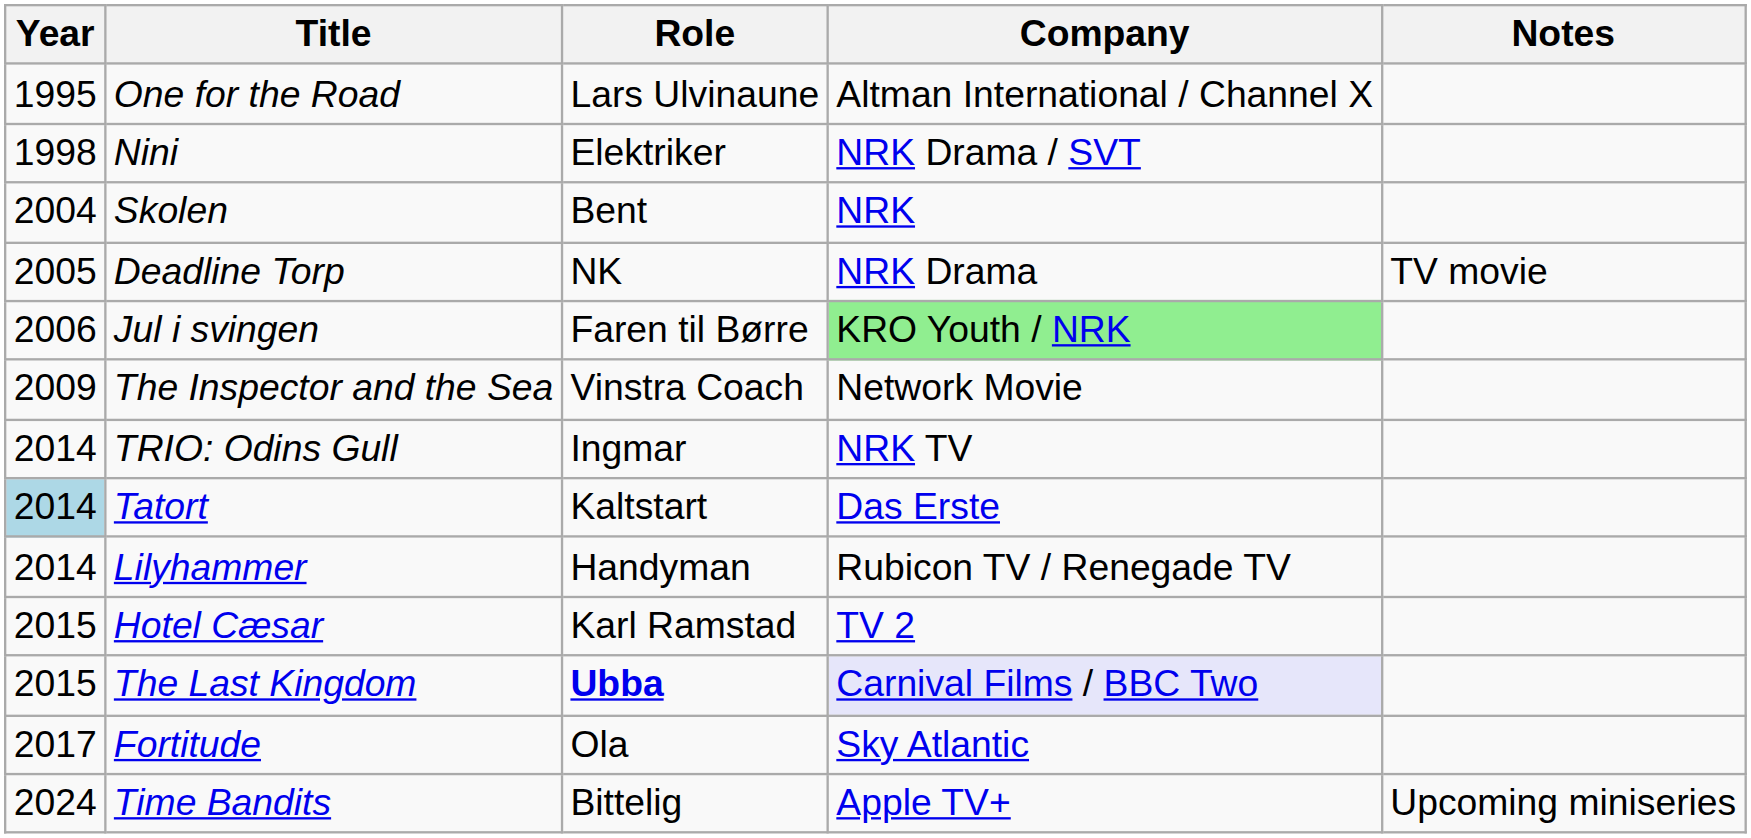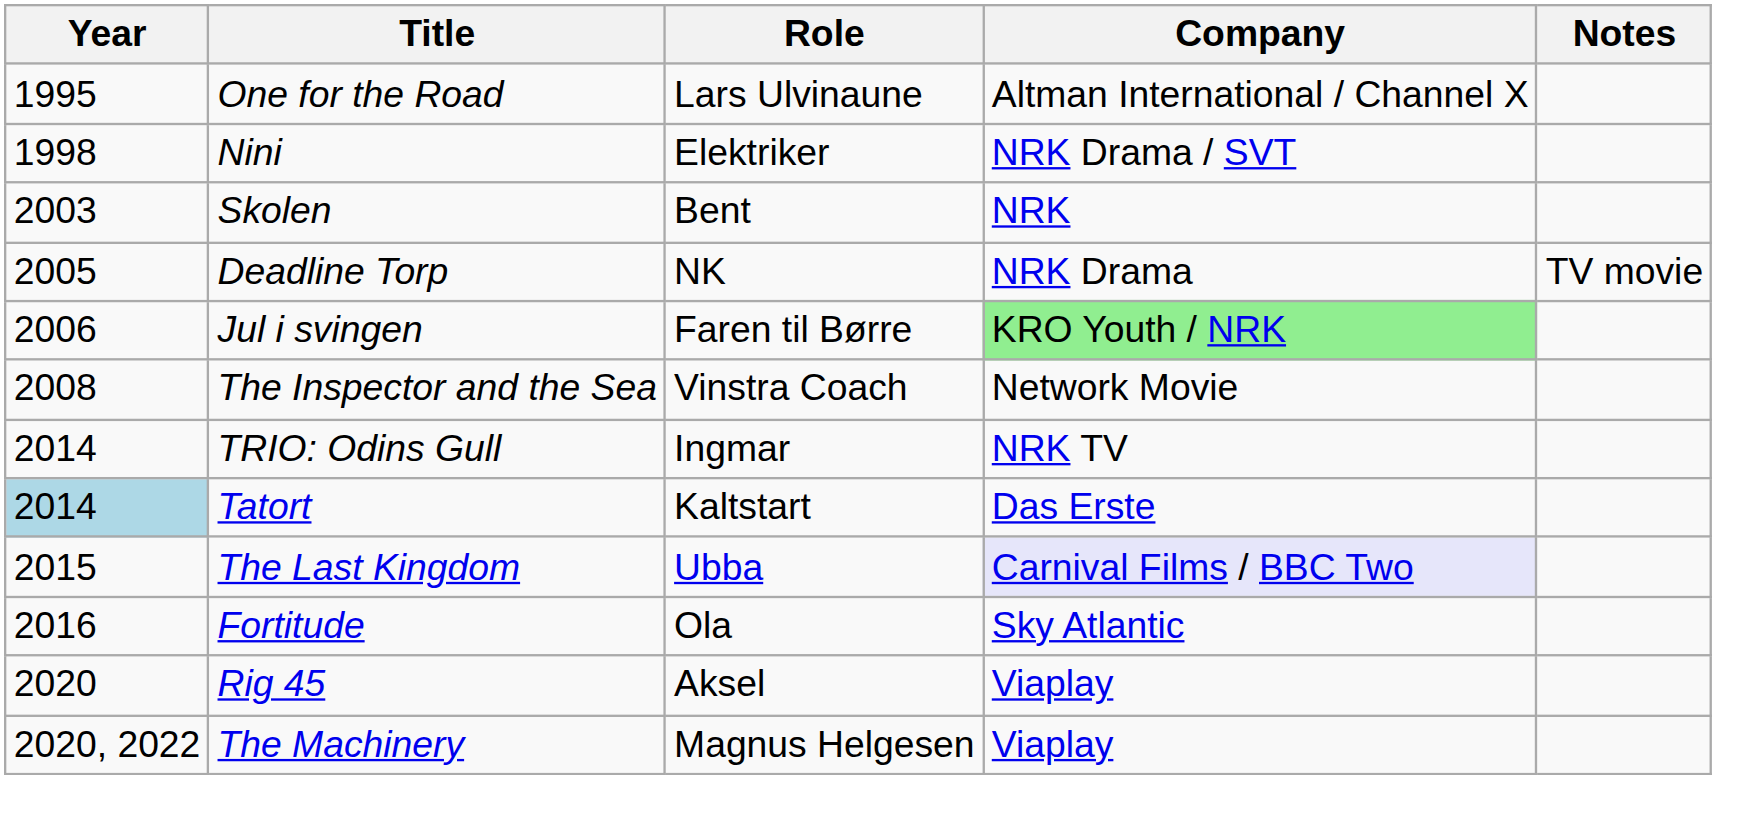(55, 211) 2004 -> (55, 211) 2003
(55, 388) 2009 -> (55, 388) 2008
- row: (210, 566)
- row: (219, 625)
(617, 684) bold -> (719, 566) normal
(55, 743) 2017 -> (55, 625) 2016
+ row: (271, 684)
+ row: (341, 743)
- row: (222, 802)
